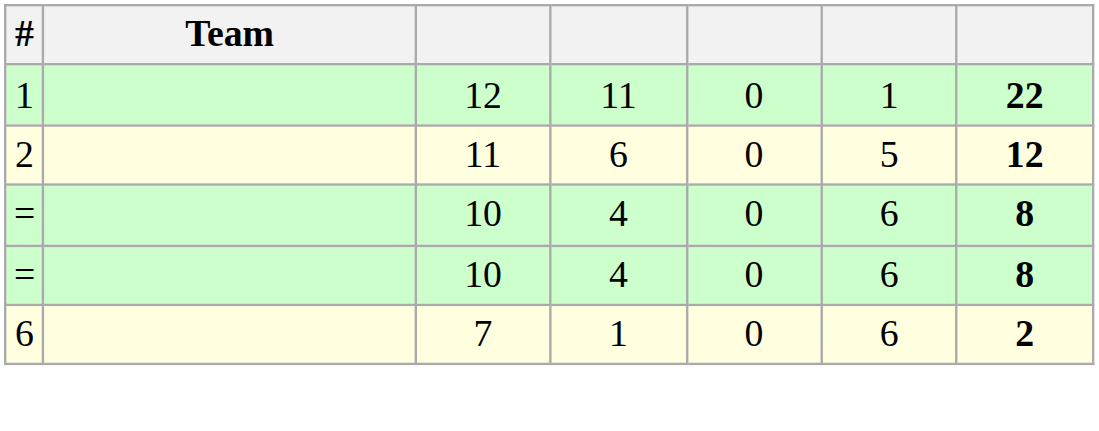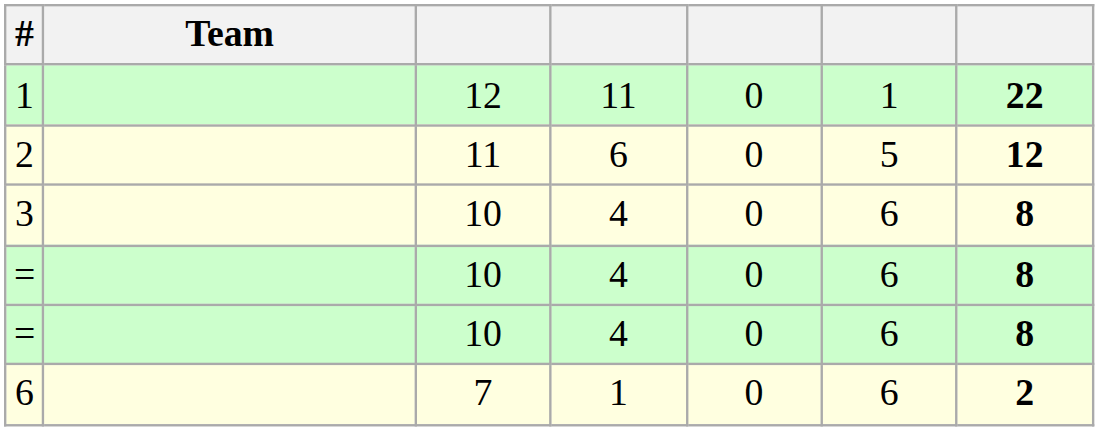+ row: (25, 214)
